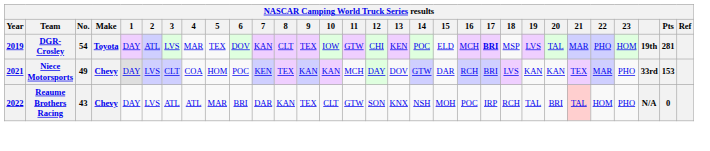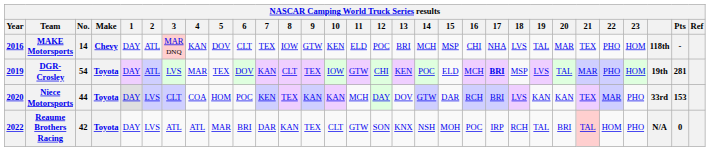+ row: (50, 46)
(15, 72) 2021 -> (15, 97) 2020
(83, 72) 49 -> (83, 97) 44
(106, 72) Chevy -> (106, 97) Toyota
(83, 102) 43 -> (83, 128) 42
(106, 102) Chevy -> (106, 128) Toyota
